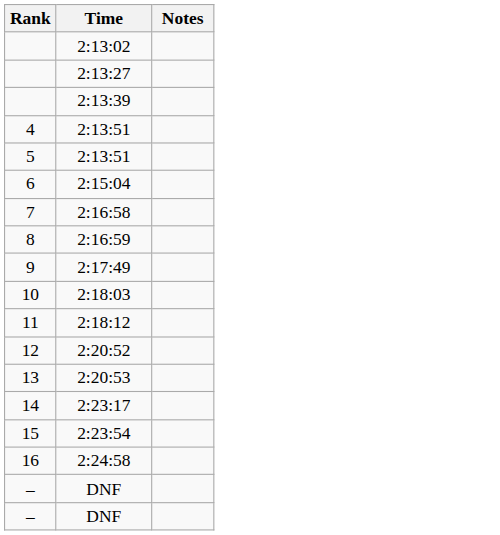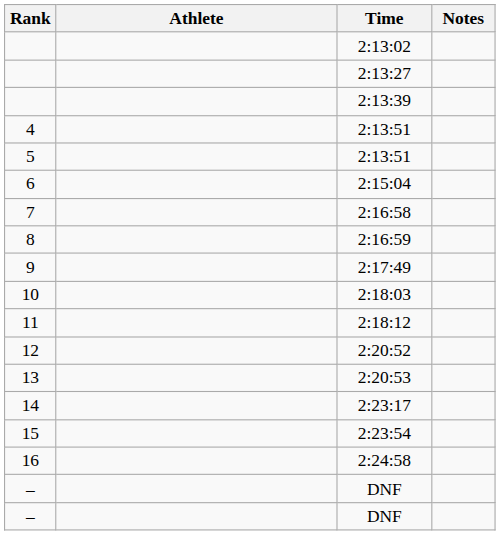+ column: (196, 18)
